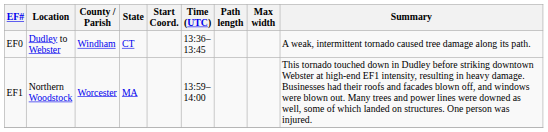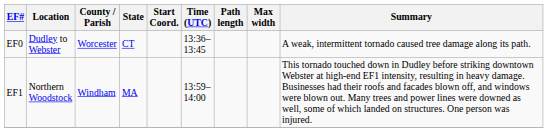(97, 44) Windham -> (97, 44) Worcester
(97, 92) Worcester -> (97, 92) Windham
